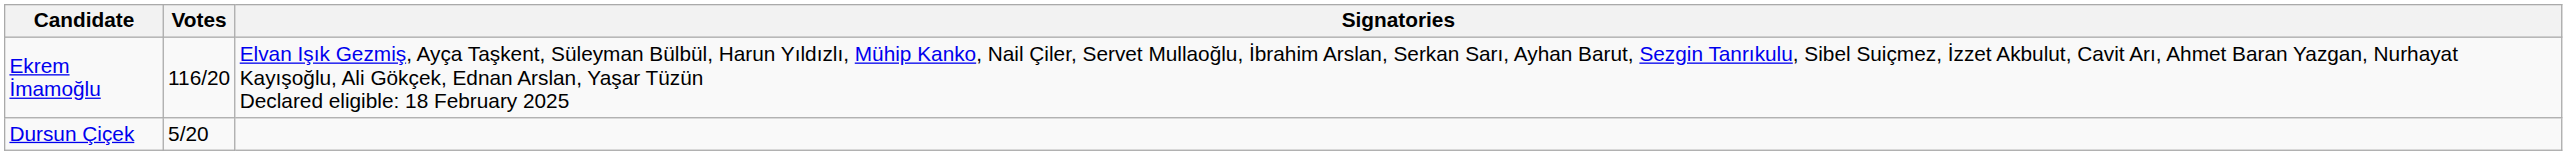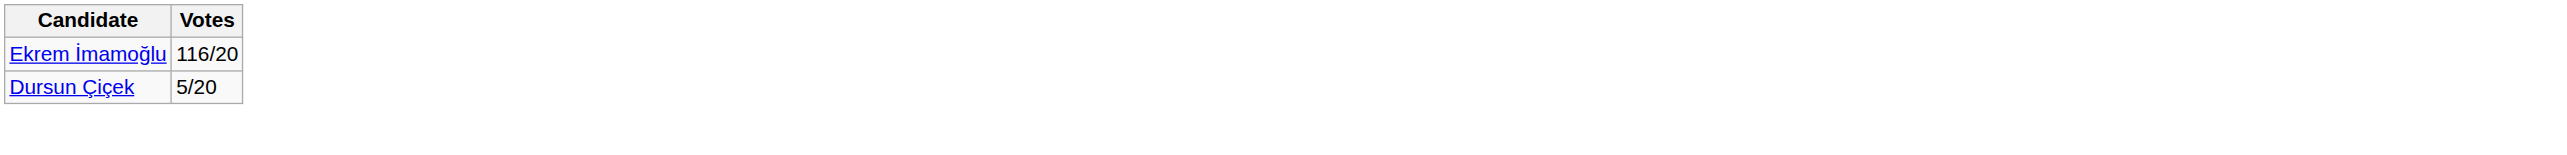- column: (1398, 20)
